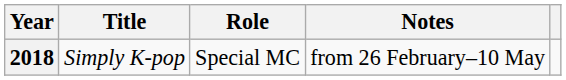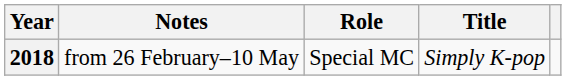columns swapped: (125, 22) <-> (428, 22)
